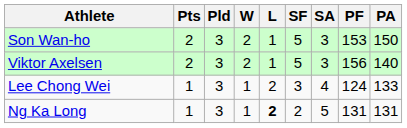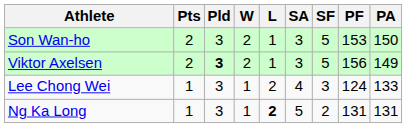columns swapped: (298, 16) <-> (325, 16)
(219, 63) normal -> (219, 63) bold
(386, 63) 140 -> (386, 63) 149
